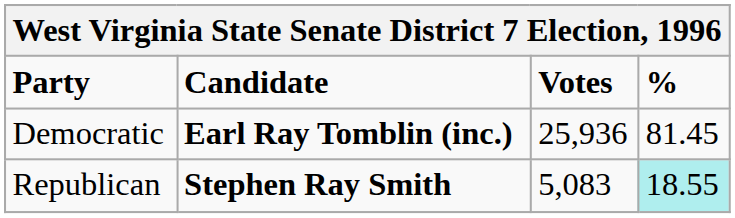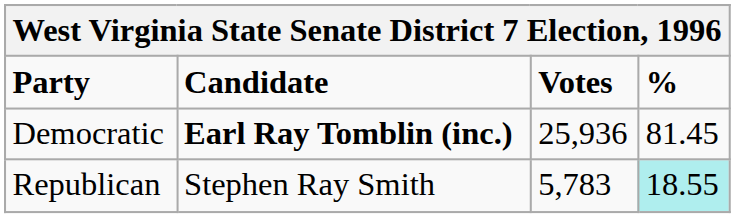(318, 184) bold -> (310, 184) normal
(575, 184) 5,083 -> (575, 184) 5,783
